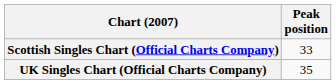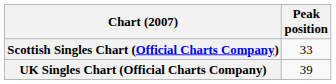(306, 69) 35 -> (306, 69) 39
